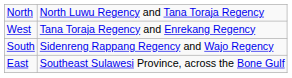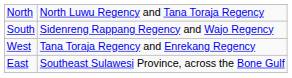rows swapped: (21, 47) <-> (19, 30)
